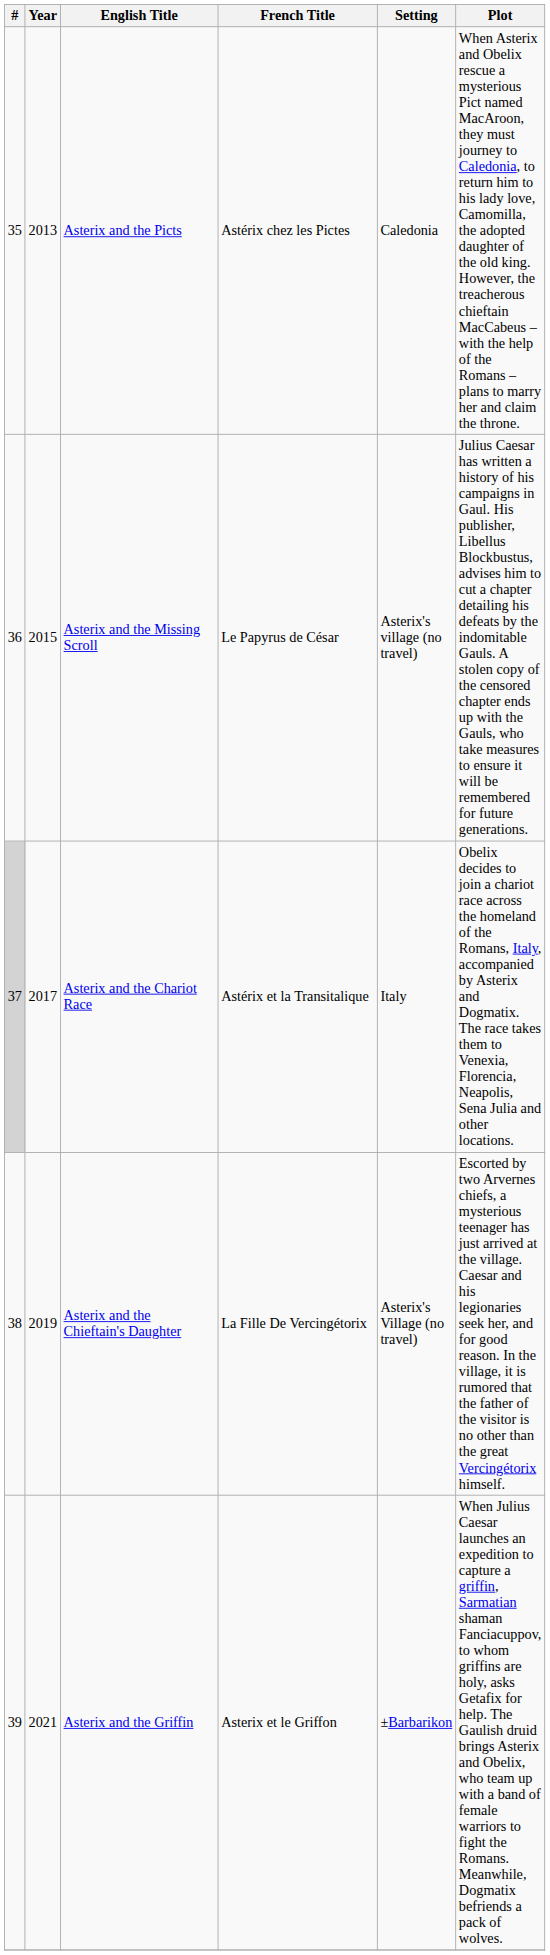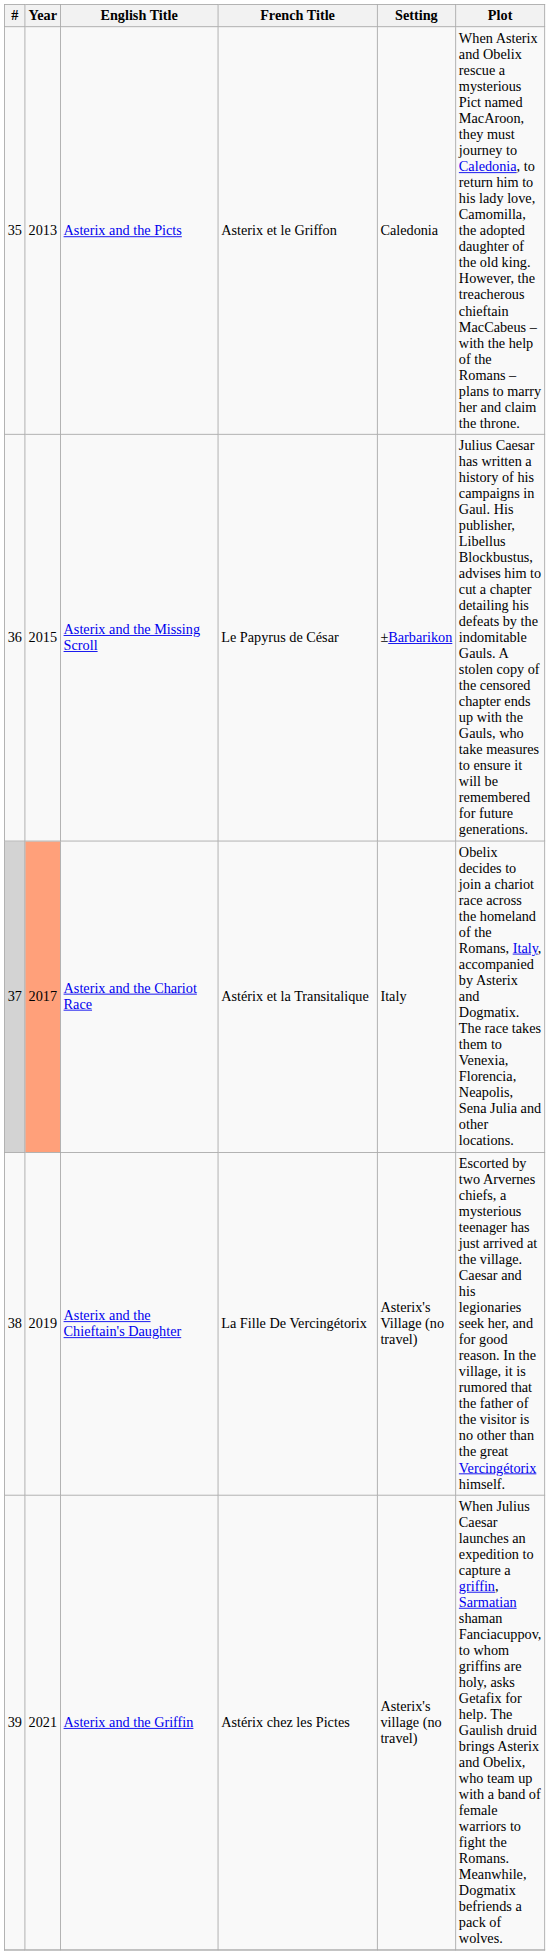(286, 230) Astérix chez les Pictes -> (279, 230) Asterix et le Griffon
(411, 637) Asterix's village (no travel) -> (416, 637) ±Barbarikon
(43, 996) no background -> (43, 996) lightsalmon background
(279, 1722) Asterix et le Griffon -> (286, 1722) Astérix chez les Pictes
(416, 1722) ±Barbarikon -> (411, 1722) Asterix's village (no travel)
